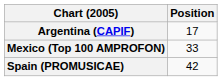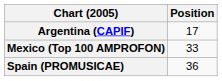(192, 66) 42 -> (192, 66) 36
